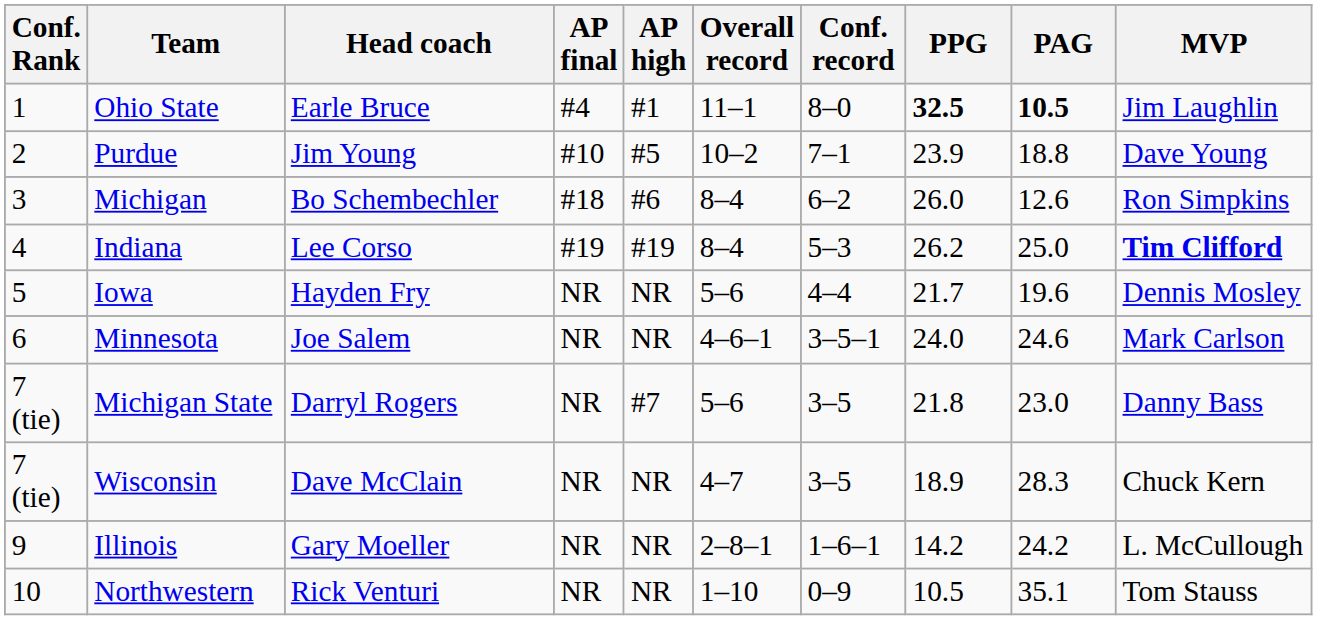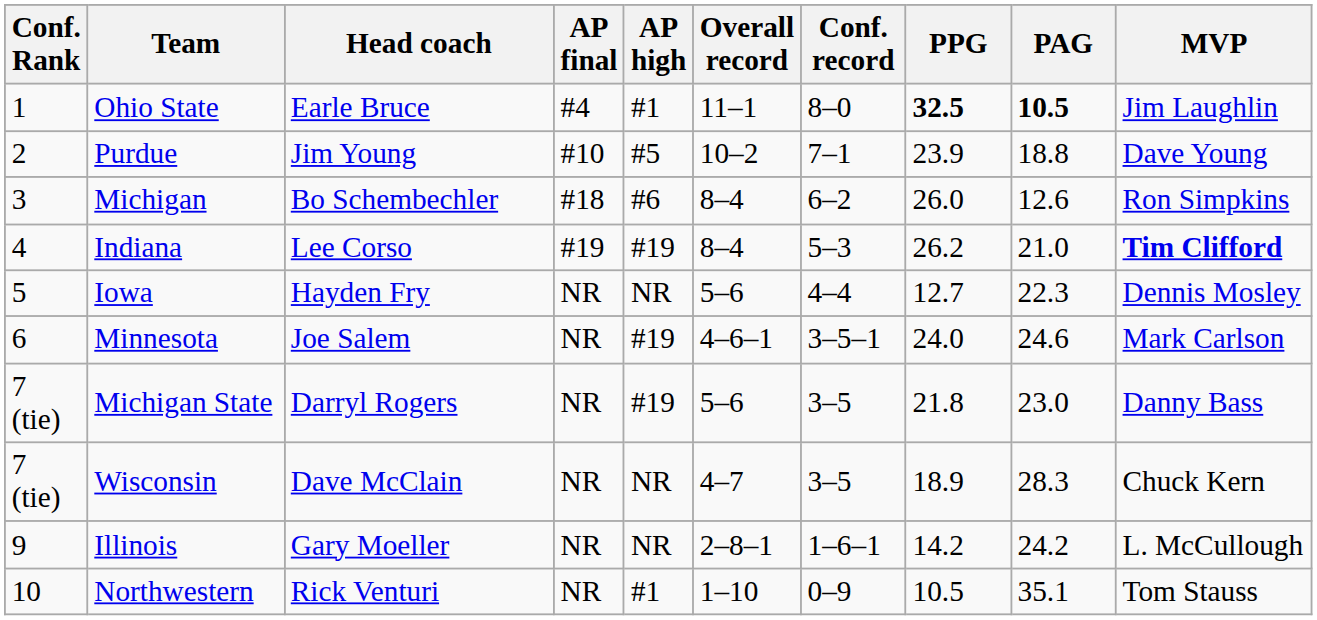(1043, 246) 25.0 -> (1043, 246) 21.0
(938, 292) 21.7 -> (938, 292) 12.7
(1043, 292) 19.6 -> (1043, 292) 22.3
(651, 339) NR -> (653, 339) #19
(646, 402) #7 -> (653, 402) #19
(651, 590) NR -> (646, 590) #1
